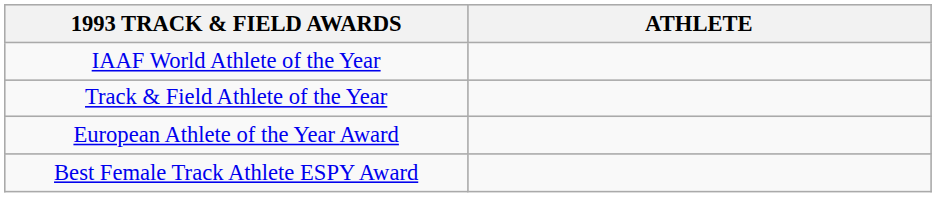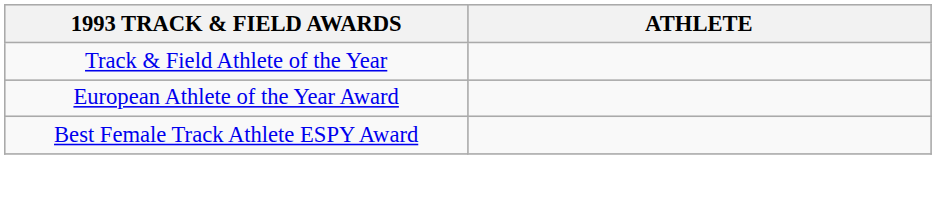- row: (236, 60)
